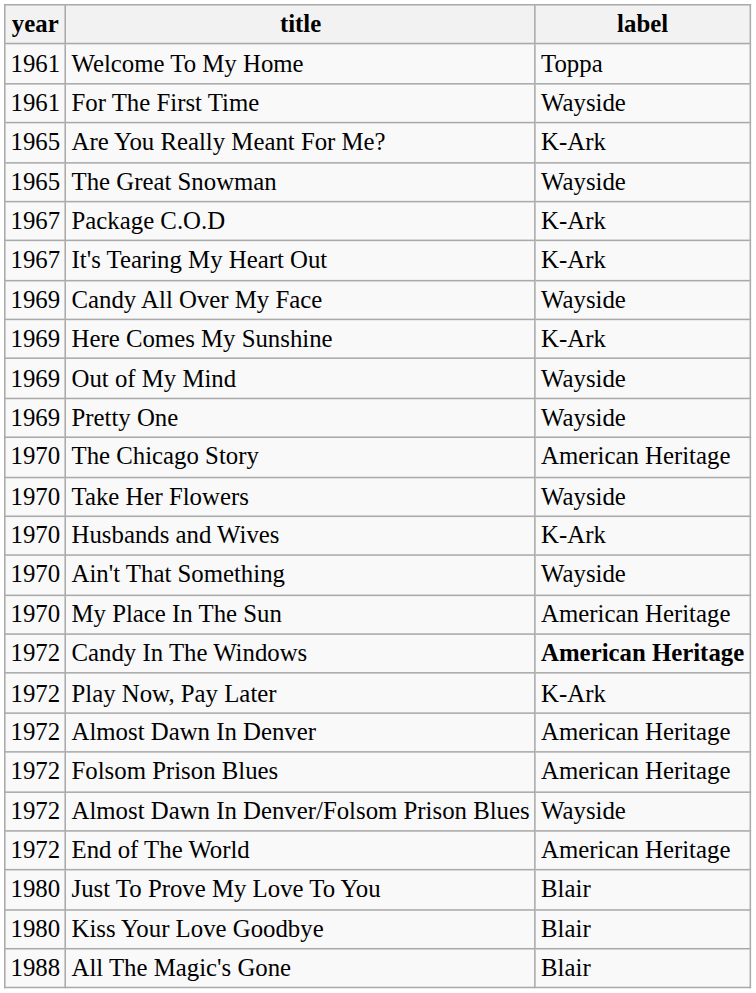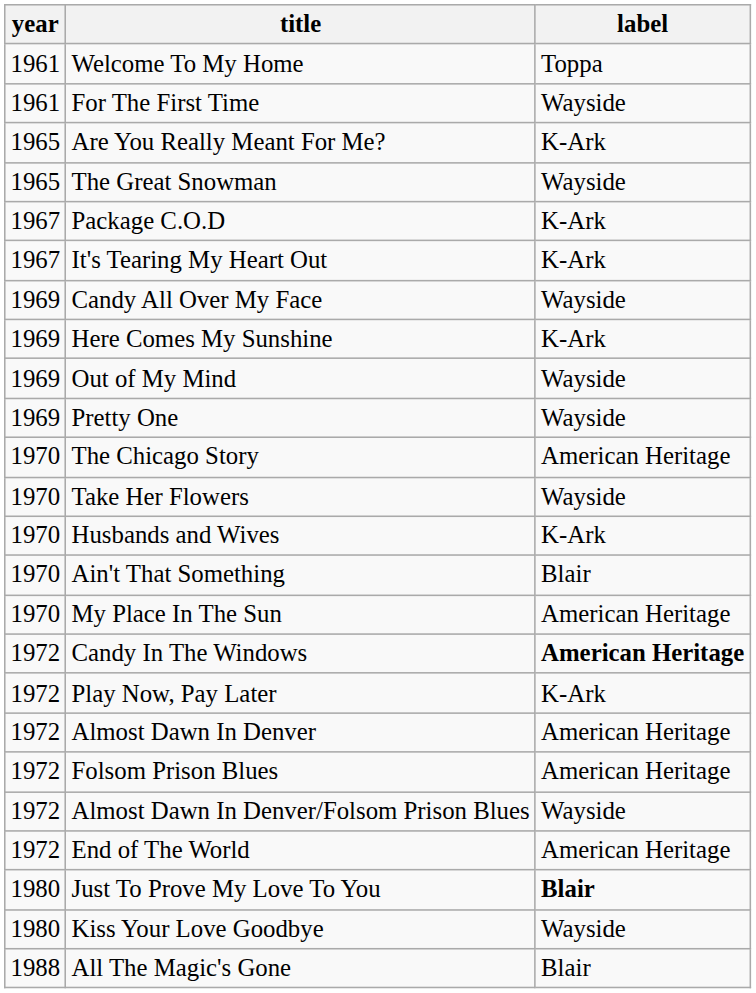(583, 574) Wayside -> (566, 574) Blair
(566, 889) normal -> (568, 889) bold
(566, 928) Blair -> (583, 928) Wayside
